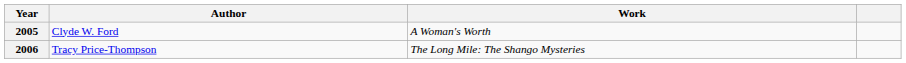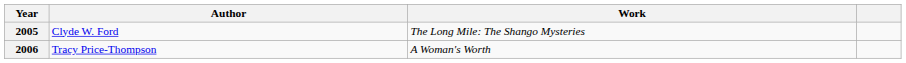(451, 31) A Woman's Worth -> (498, 31) The Long Mile: The Shango Mysteries
(498, 49) The Long Mile: The Shango Mysteries -> (451, 49) A Woman's Worth
